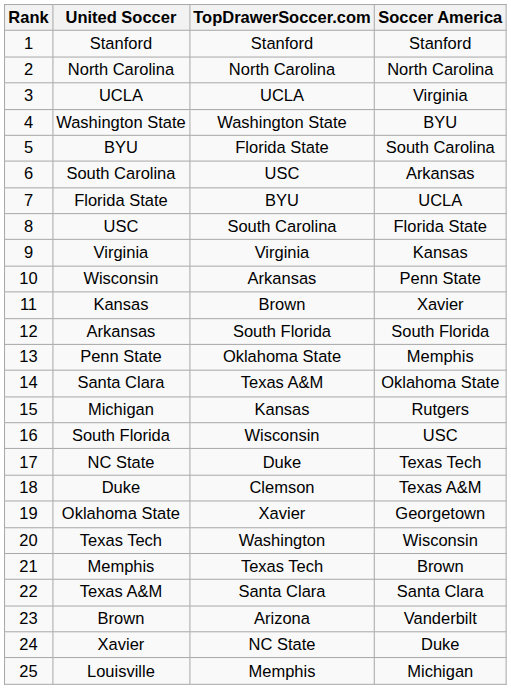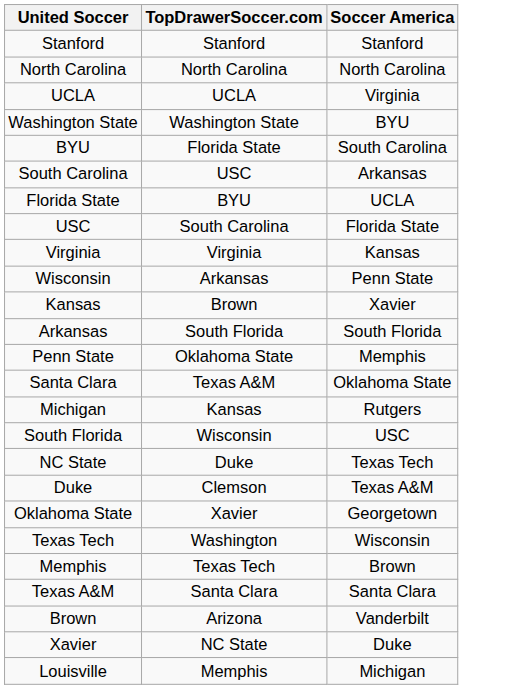- column: (28, 17)
